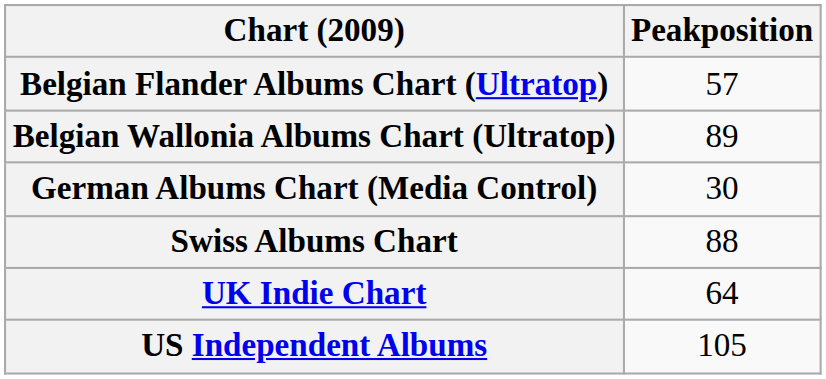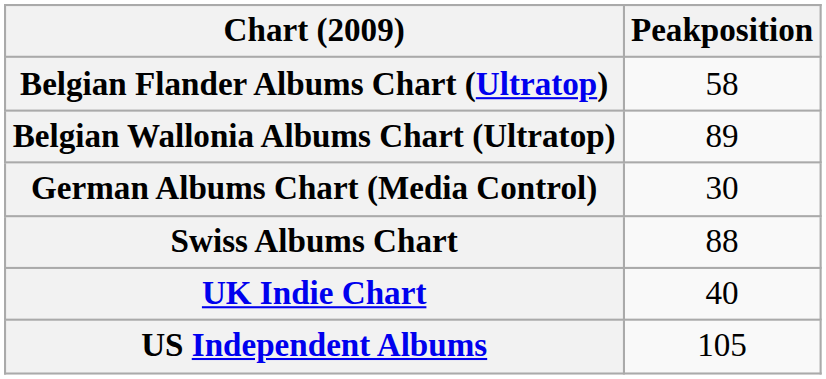(722, 83) 57 -> (722, 83) 58
(722, 293) 64 -> (722, 293) 40
